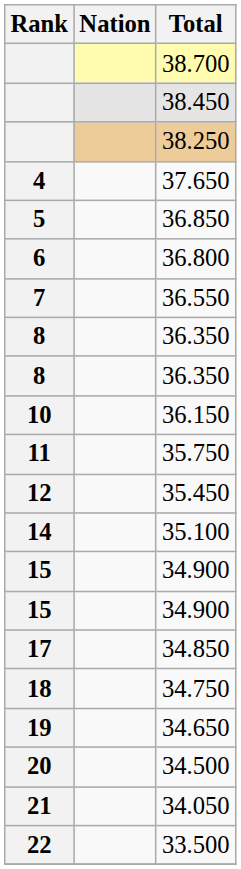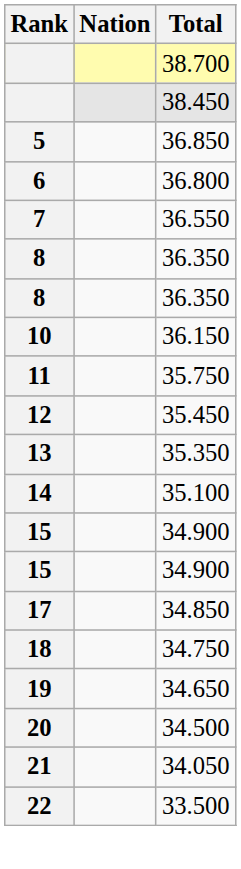- row: (39, 142)
- row: (39, 180)
+ row: (39, 453)
